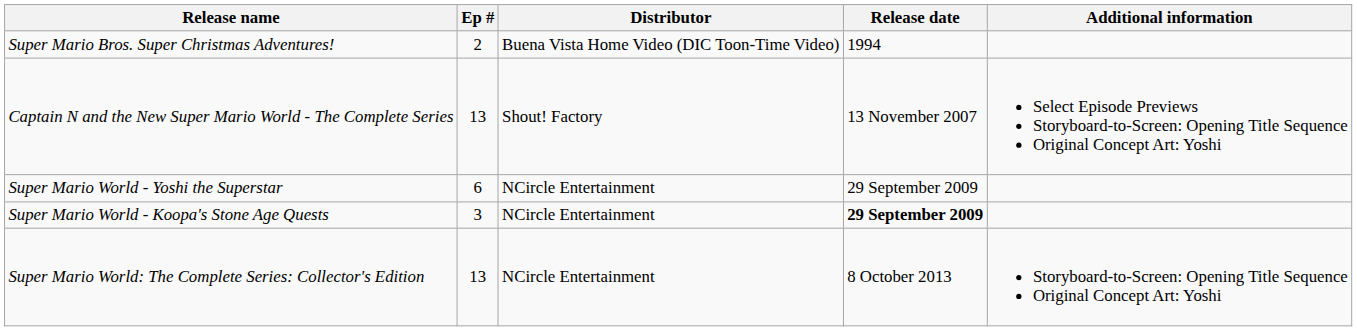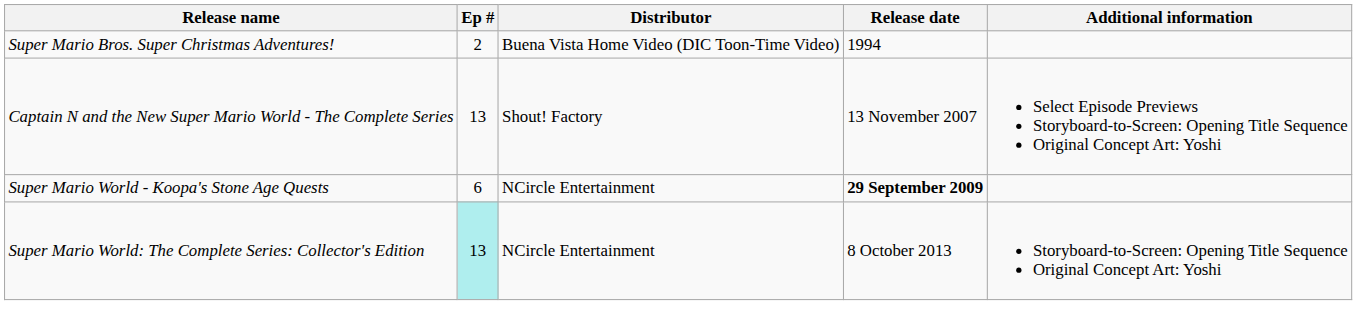- row: (145, 188)
(478, 214) 3 -> (478, 188) 6
(478, 277) no background -> (478, 250) paleturquoise background
